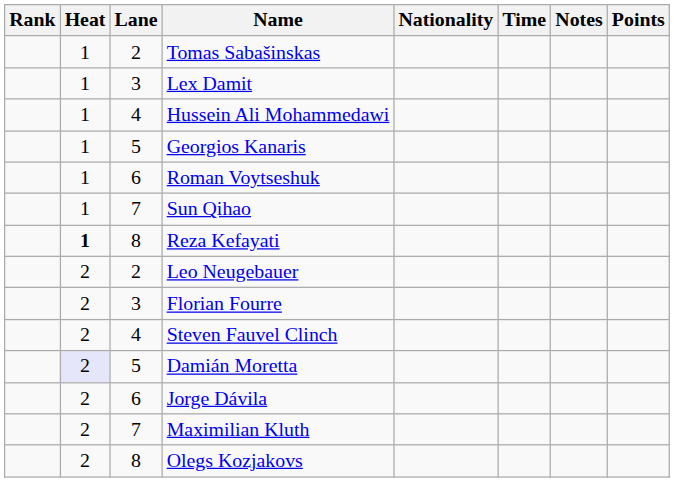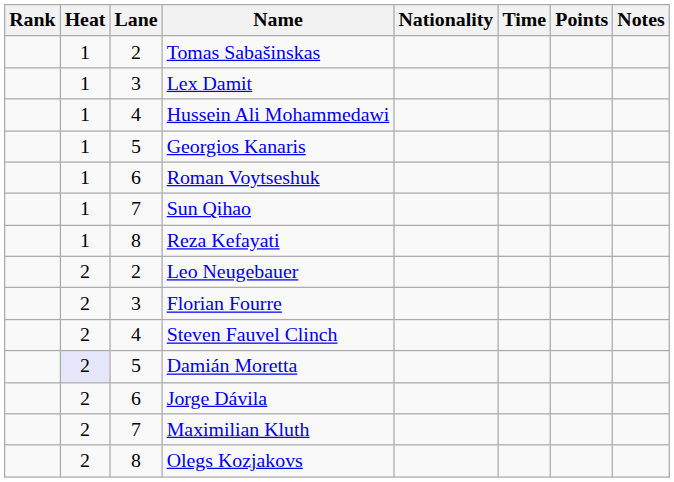columns swapped: (579, 20) <-> (638, 20)
(85, 240) bold -> (85, 240) normal
